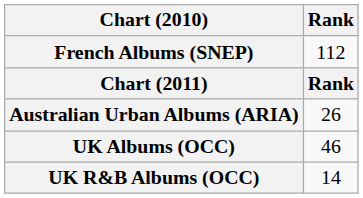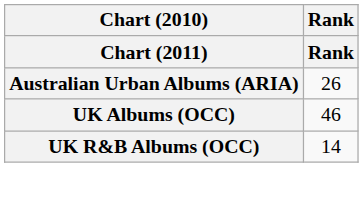- row: (154, 51)
